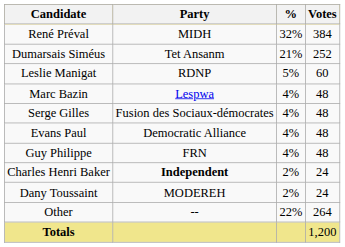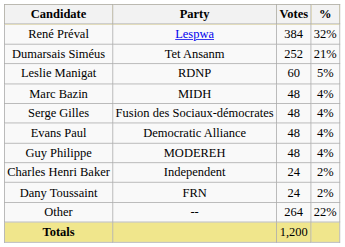columns swapped: (322, 14) <-> (291, 14)
(195, 34) MIDH -> (195, 34) Lespwa
(195, 93) Lespwa -> (195, 93) MIDH
(195, 152) FRN -> (195, 152) MODEREH
(195, 172) bold -> (195, 172) normal
(195, 192) MODEREH -> (195, 192) FRN
